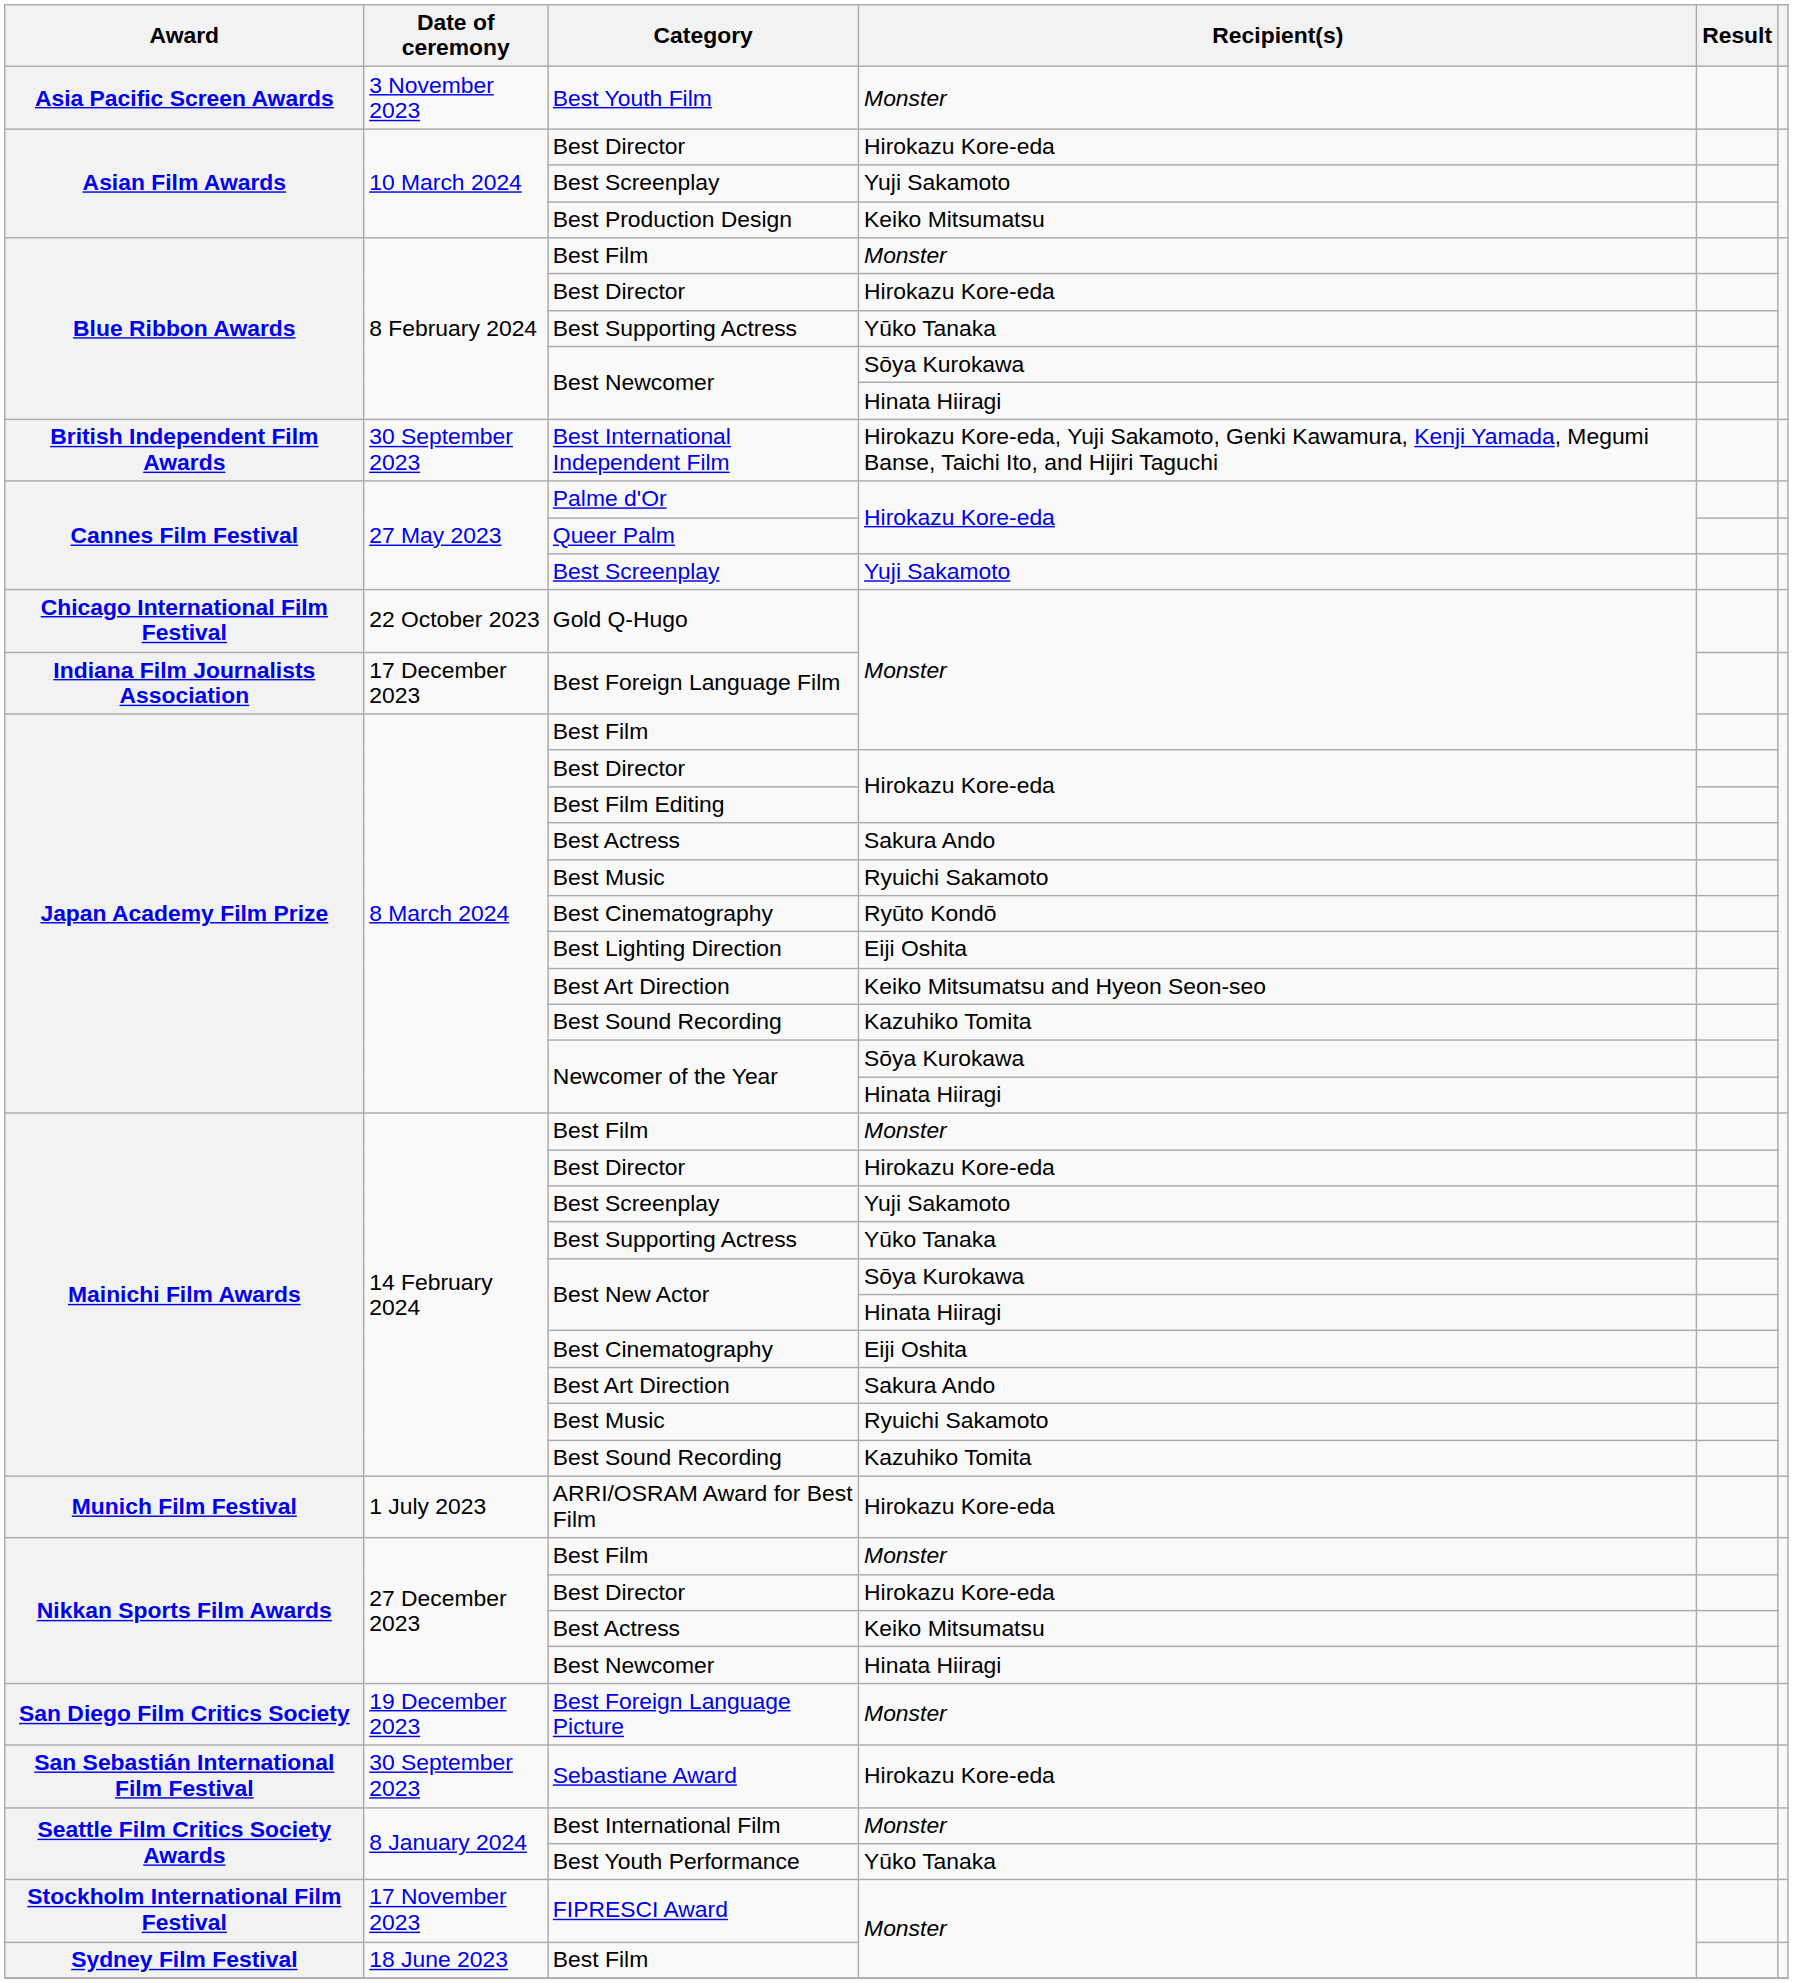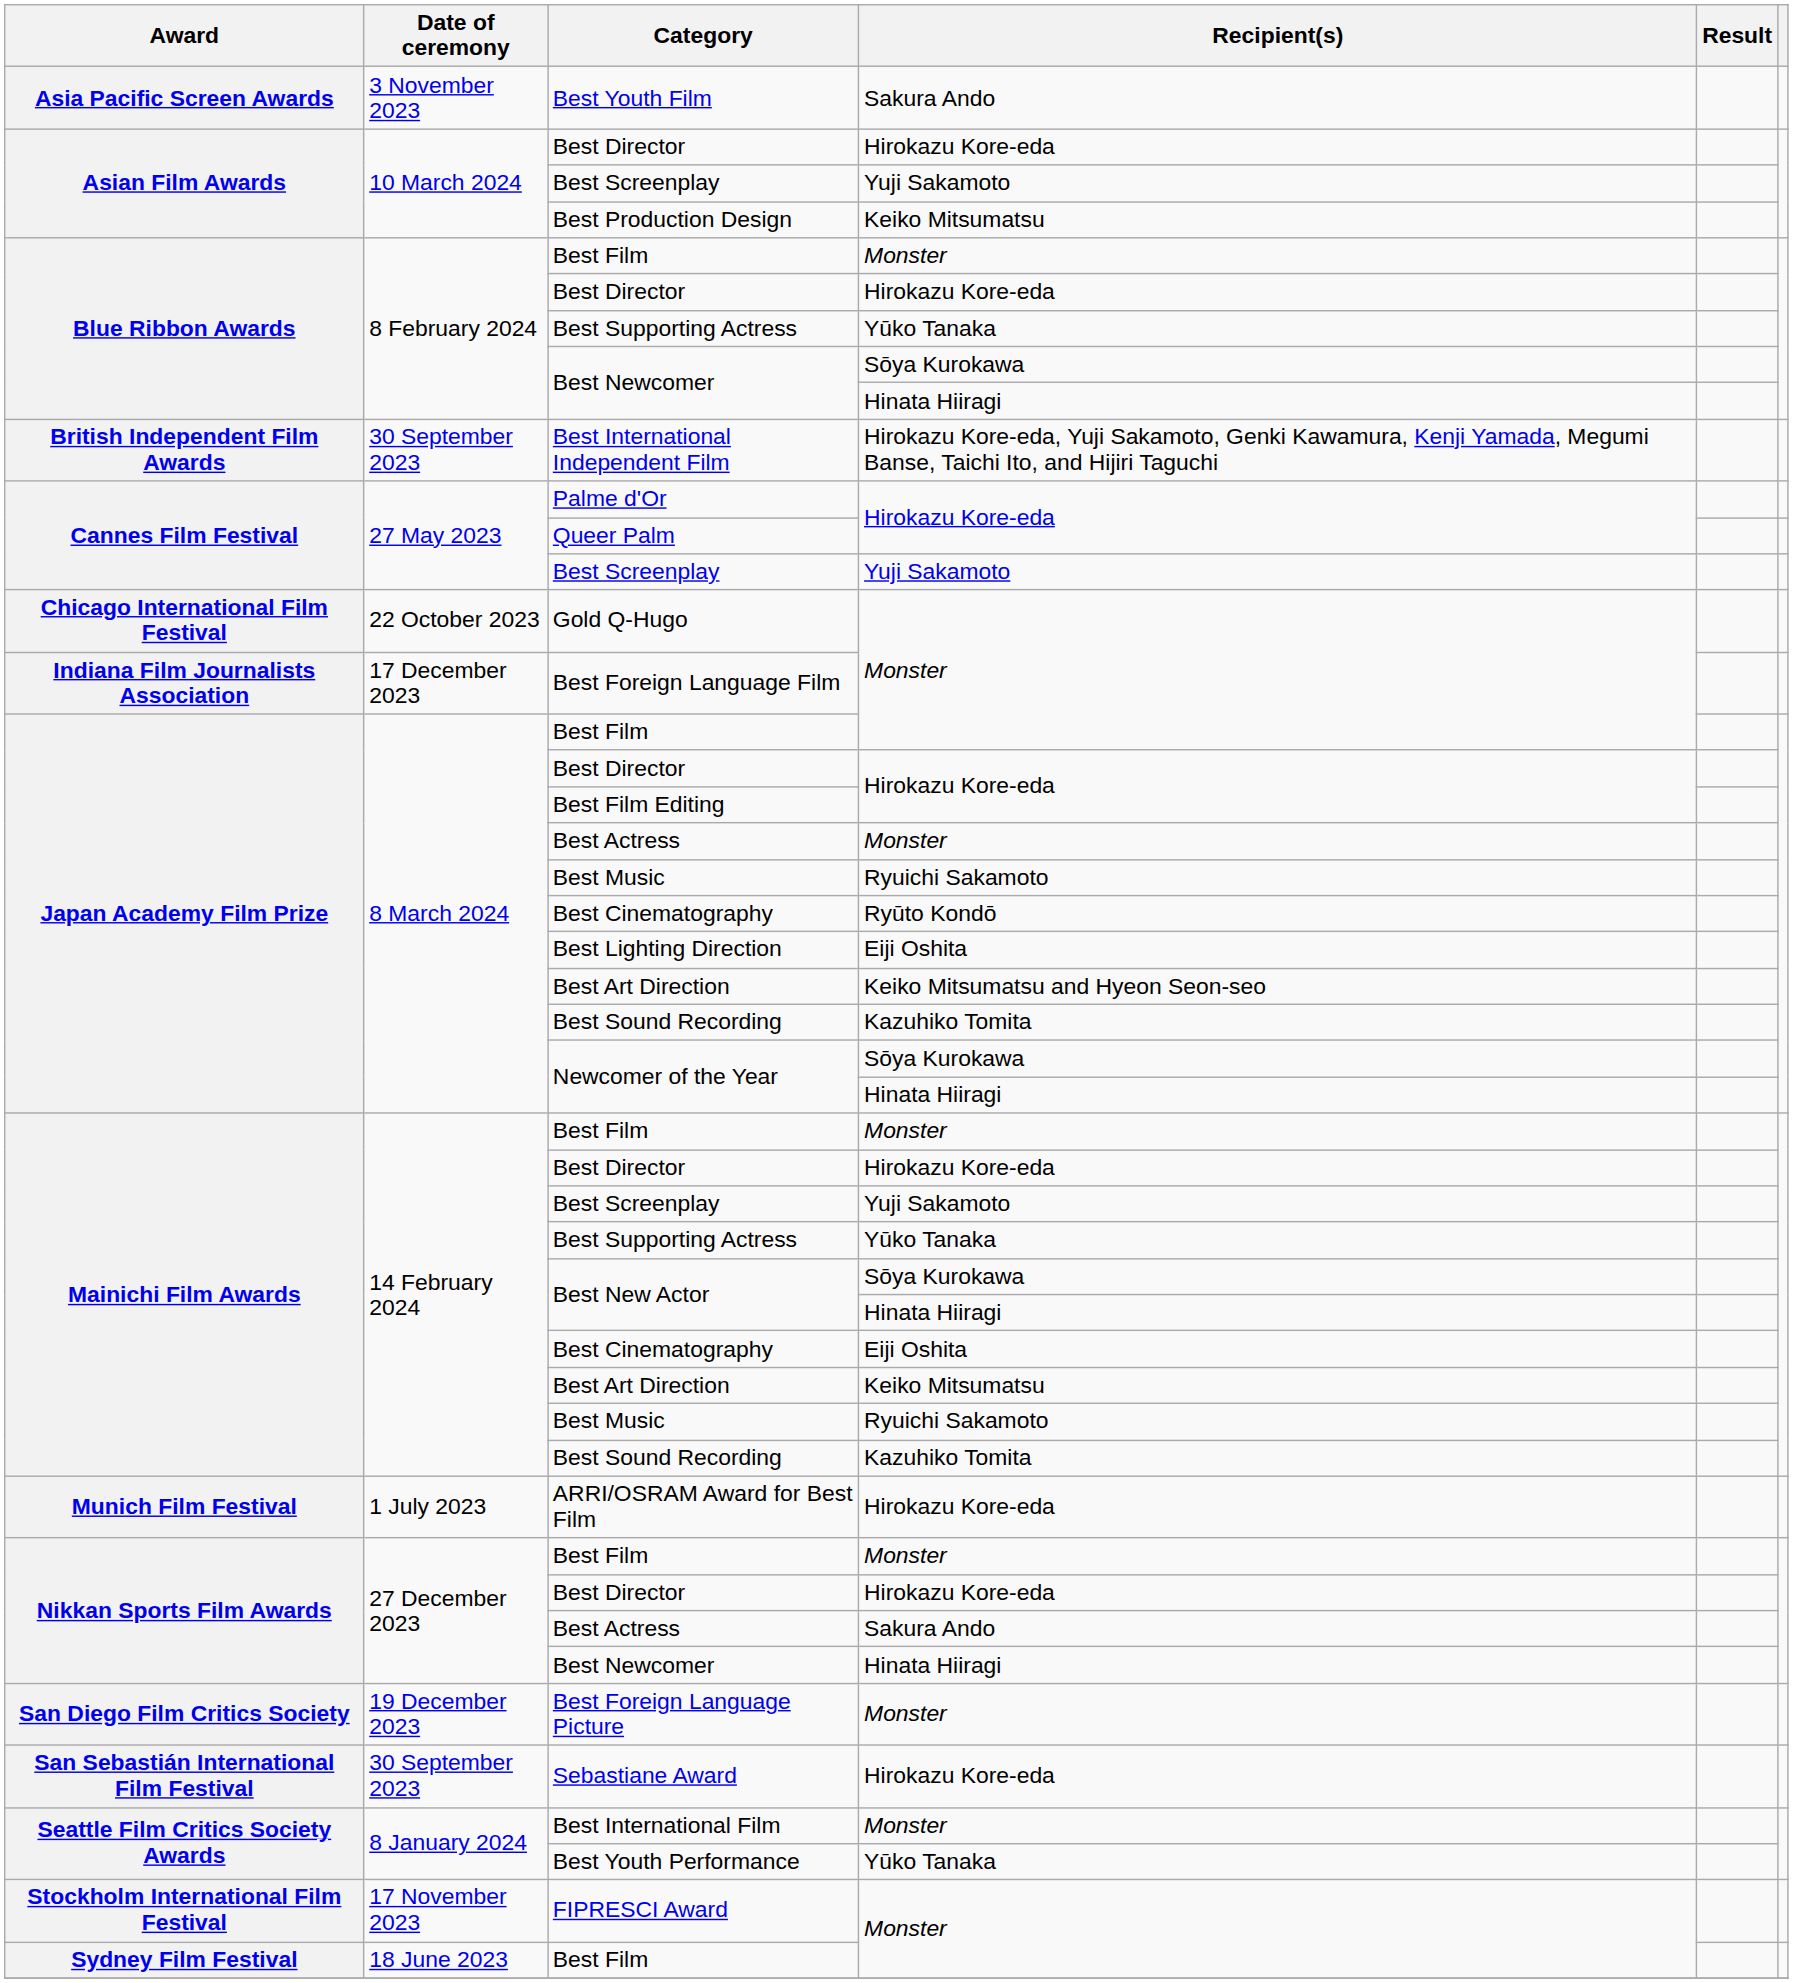(905, 97) Monster -> (930, 97) Sakura Ando
(930, 840) Sakura Ando -> (905, 840) Monster
(930, 1385) Sakura Ando -> (954, 1385) Keiko Mitsumatsu
(954, 1628) Keiko Mitsumatsu -> (930, 1628) Sakura Ando
